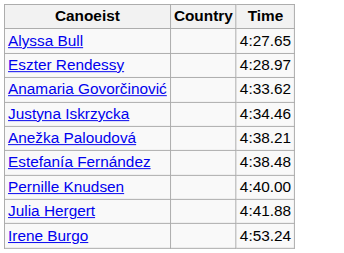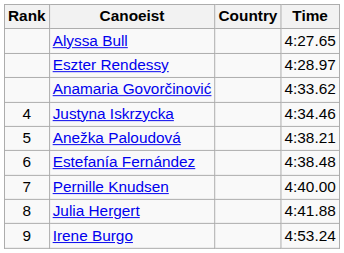+ column: (27, 16)
